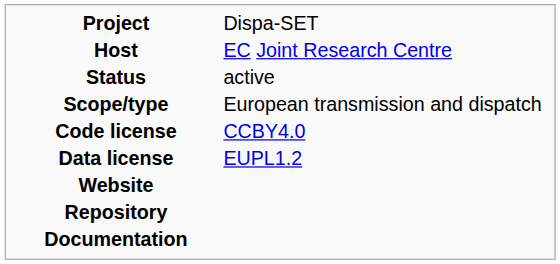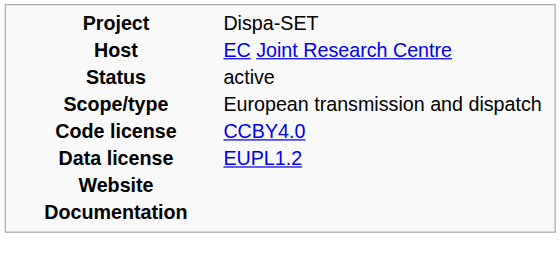- row: (116, 213)
